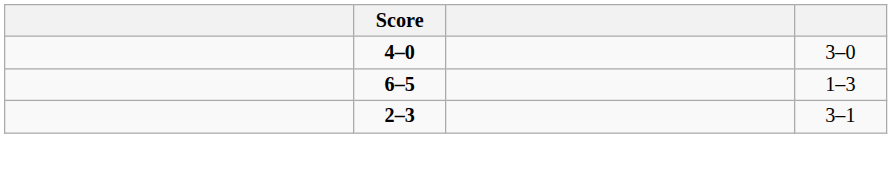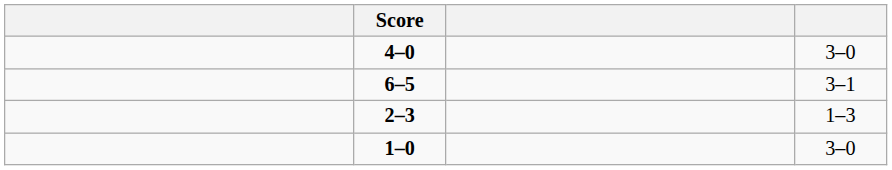(840, 84) 1–3 -> (840, 84) 3–1
(840, 116) 3–1 -> (840, 116) 1–3
+ row: (400, 148)
